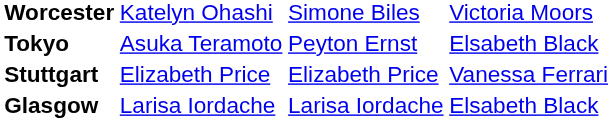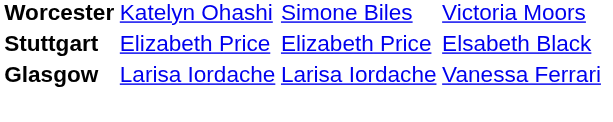- row: (37, 43)
(529, 74) Vanessa Ferrari -> (517, 43) Elsabeth Black
(524, 105) Elsabeth Black -> (522, 74) Vanessa Ferrari
